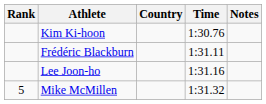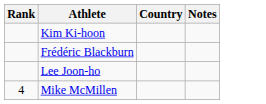- column: (206, 14)
(21, 90) 5 -> (21, 90) 4
